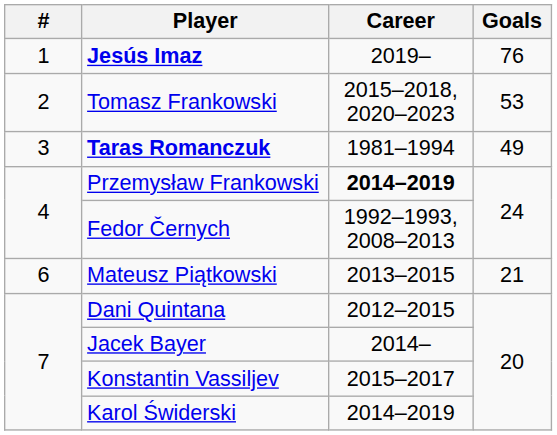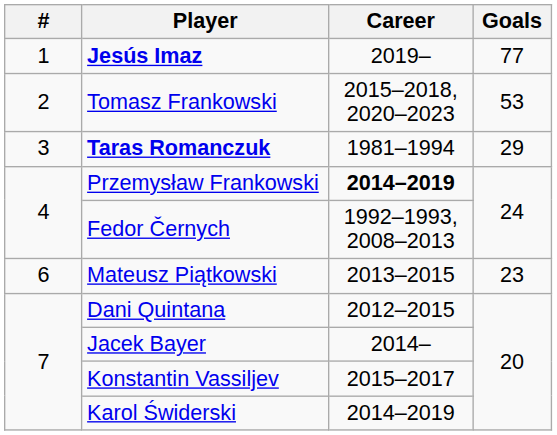(512, 55) 76 -> (512, 55) 77
(512, 148) 49 -> (512, 148) 29
(512, 275) 21 -> (512, 275) 23
